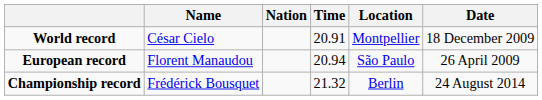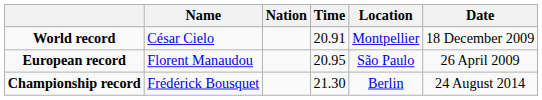(330, 60) 20.94 -> (330, 60) 20.95
(330, 83) 21.32 -> (330, 83) 21.30
